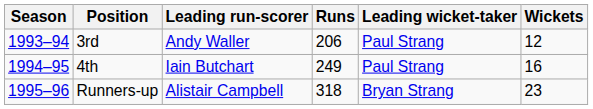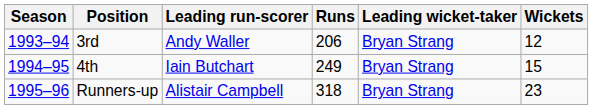(403, 41) Paul Strang -> (408, 41) Bryan Strang
(403, 66) Paul Strang -> (408, 66) Bryan Strang
(533, 66) 16 -> (533, 66) 15
